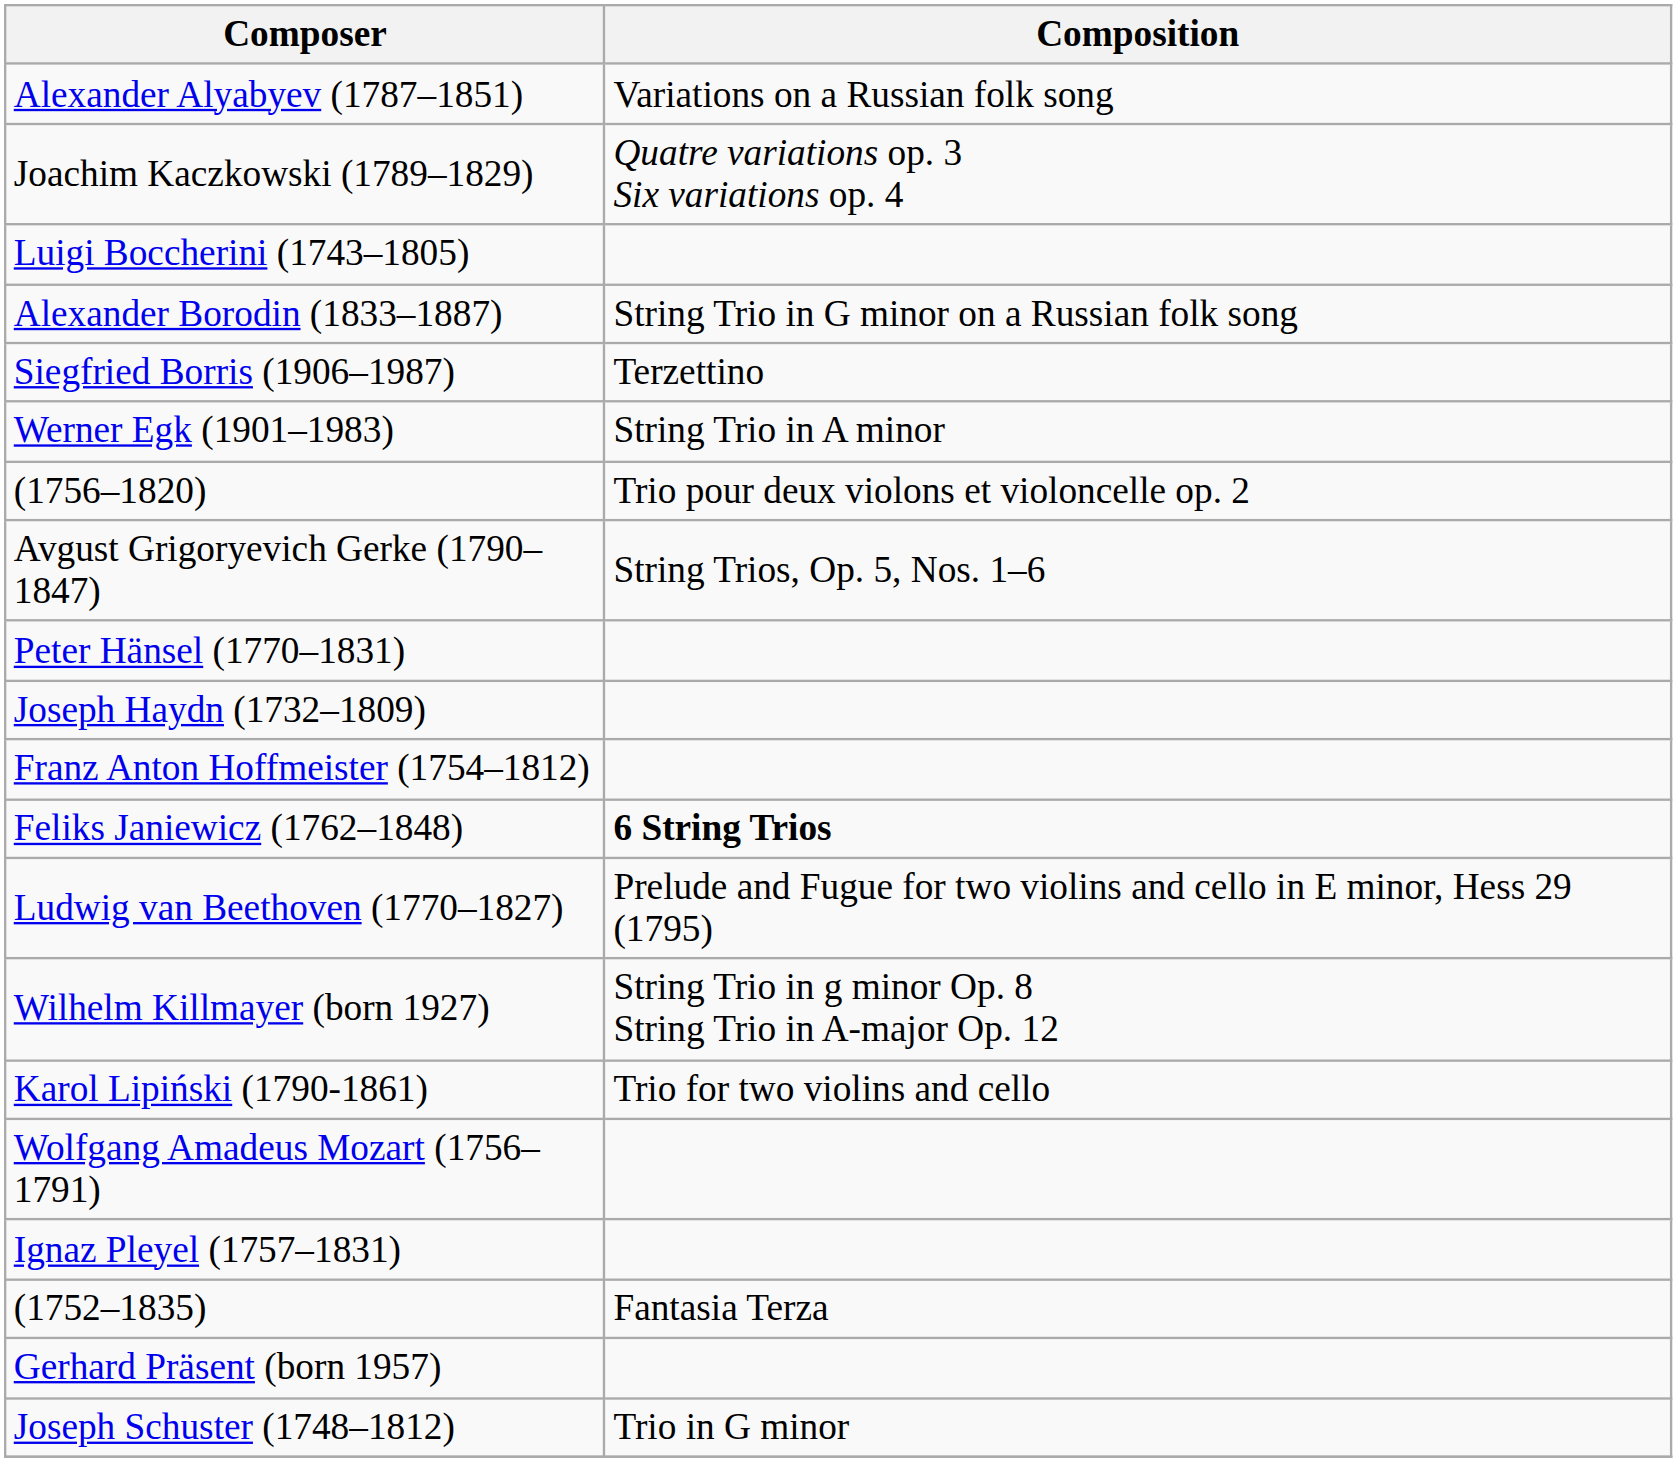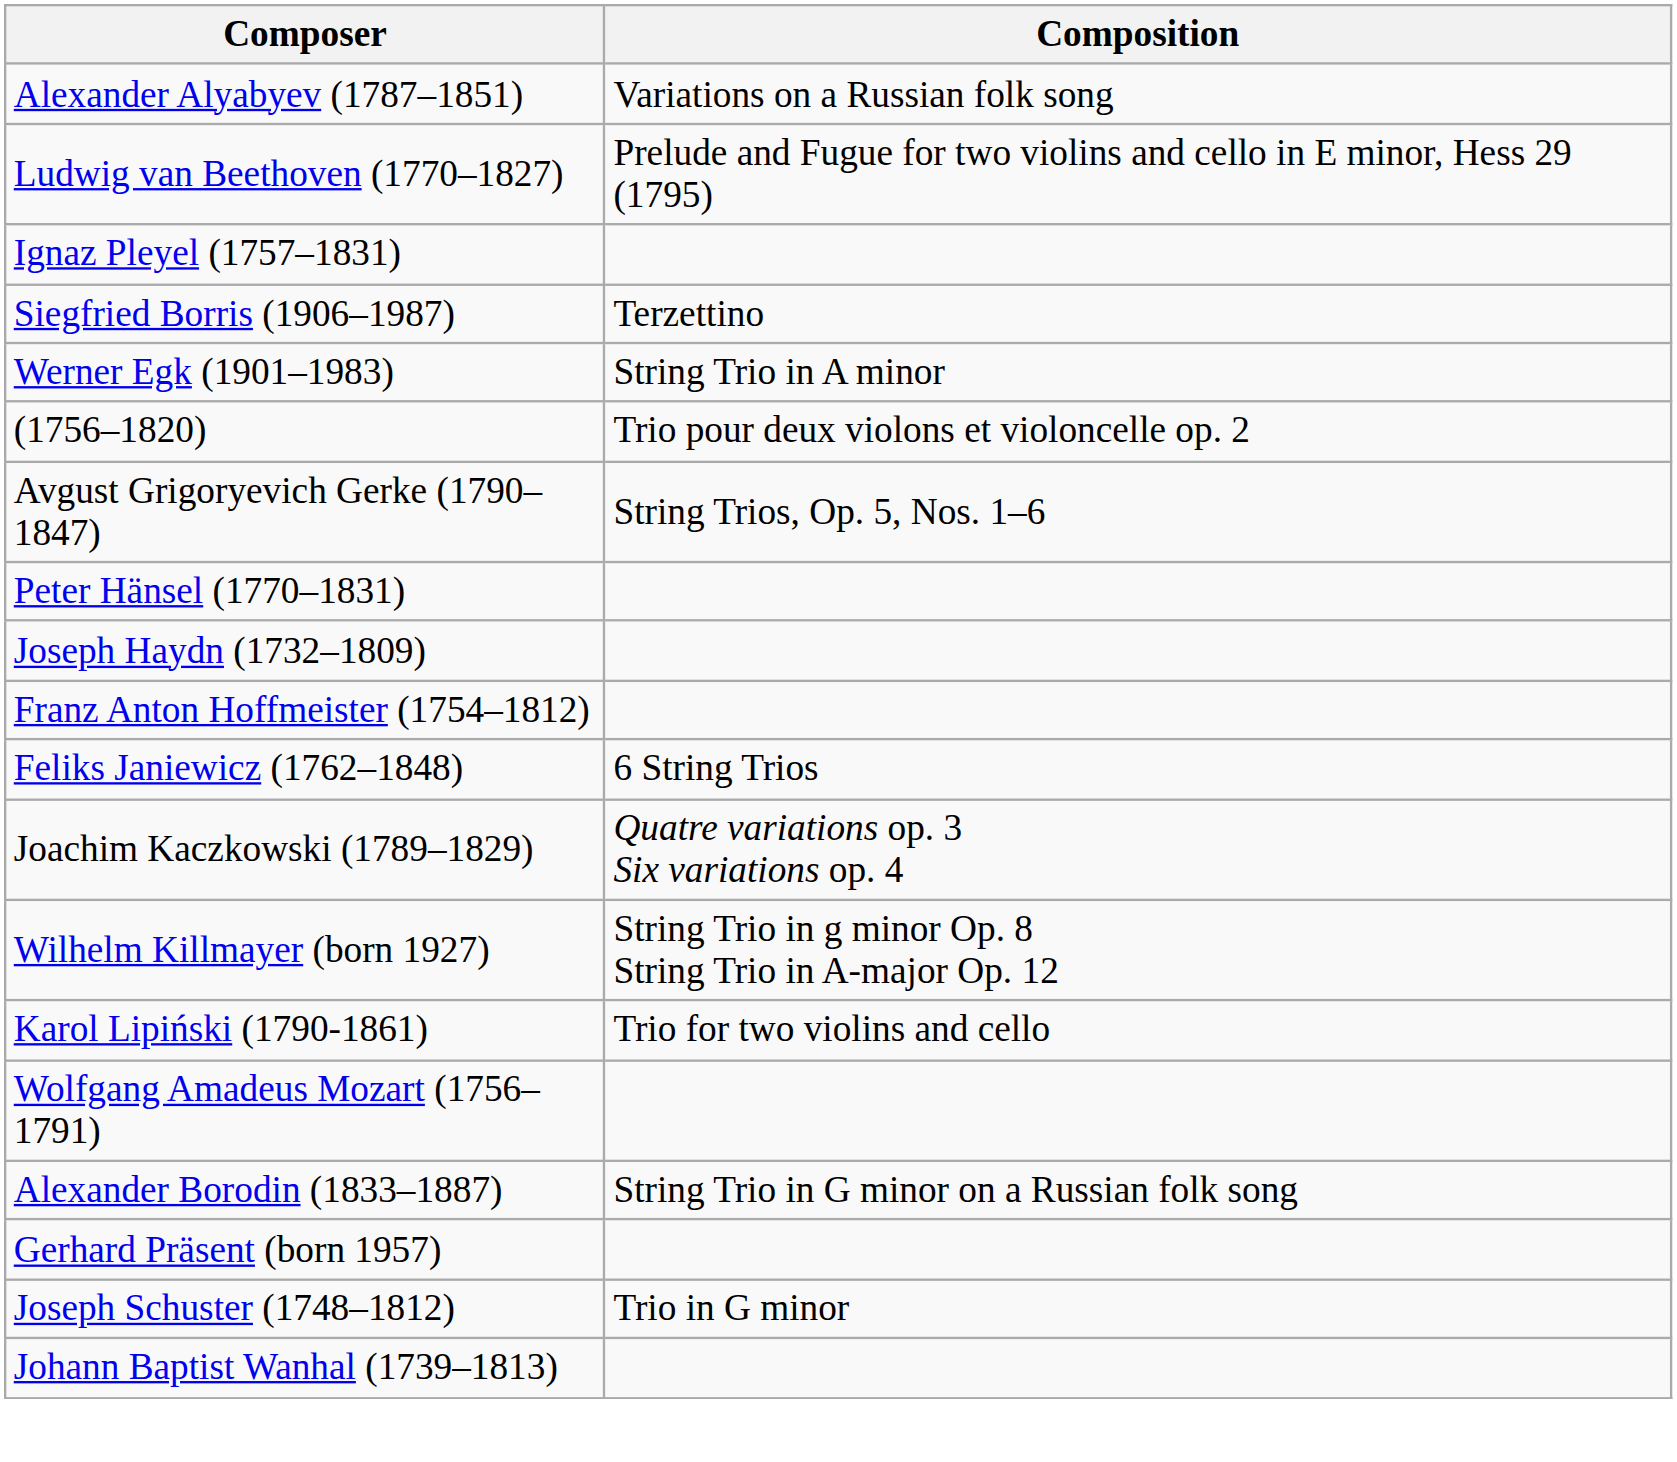rows swapped: (289, 907) <-> (274, 173)
- row: (242, 253)
rows swapped: (258, 312) <-> (207, 1248)
(723, 827) bold -> (716, 768) normal
- row: (110, 1307)
+ row: (286, 1367)
